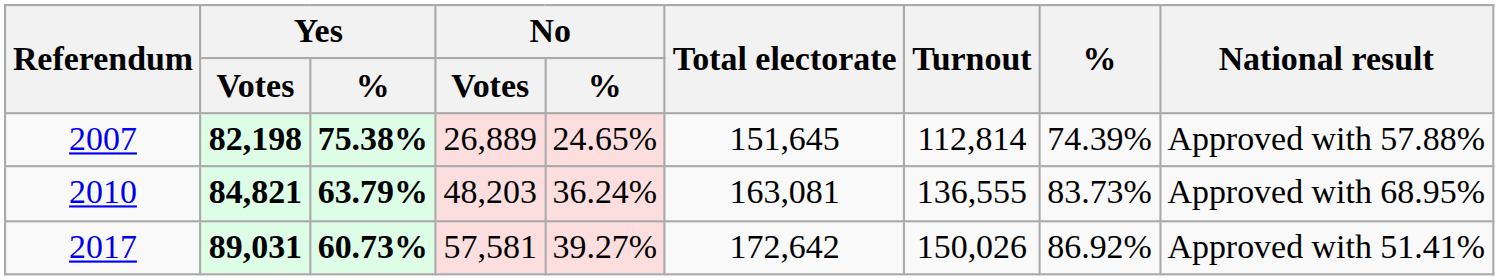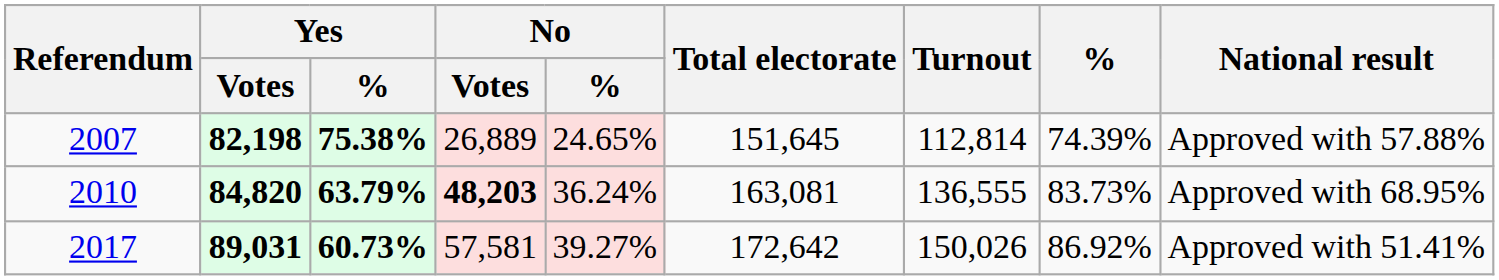(255, 192) 84,821 -> (255, 192) 84,820
(490, 192) normal -> (490, 192) bold
